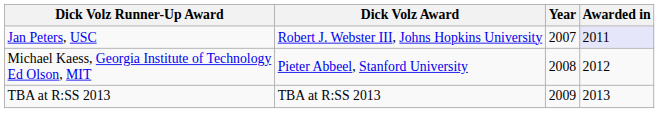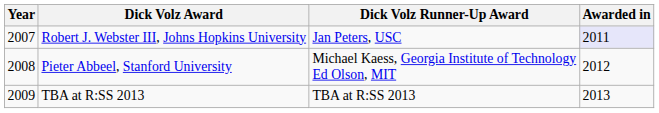columns swapped: (562, 15) <-> (139, 15)
